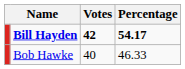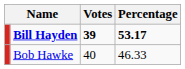(90, 34) 42 -> (90, 34) 39
(132, 34) 54.17 -> (132, 34) 53.17
